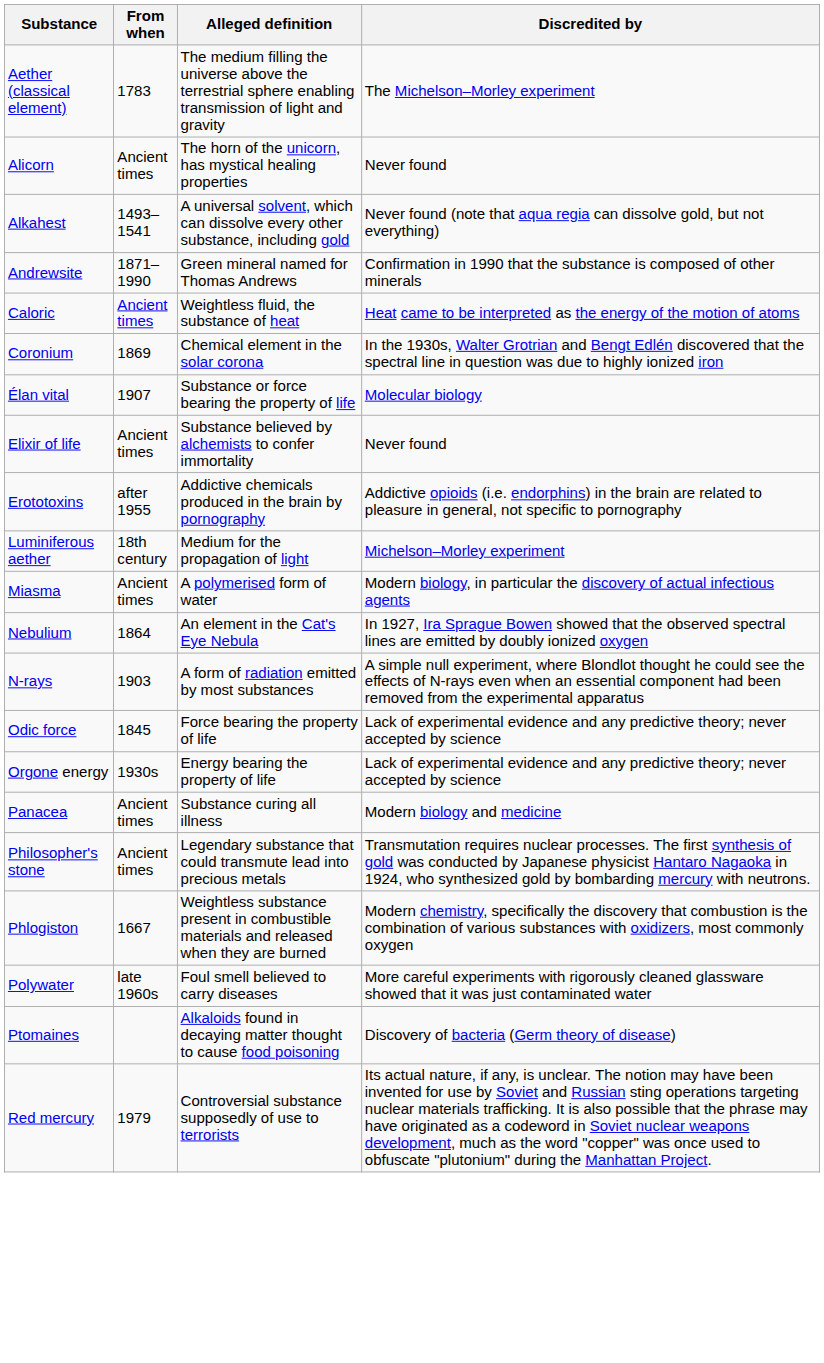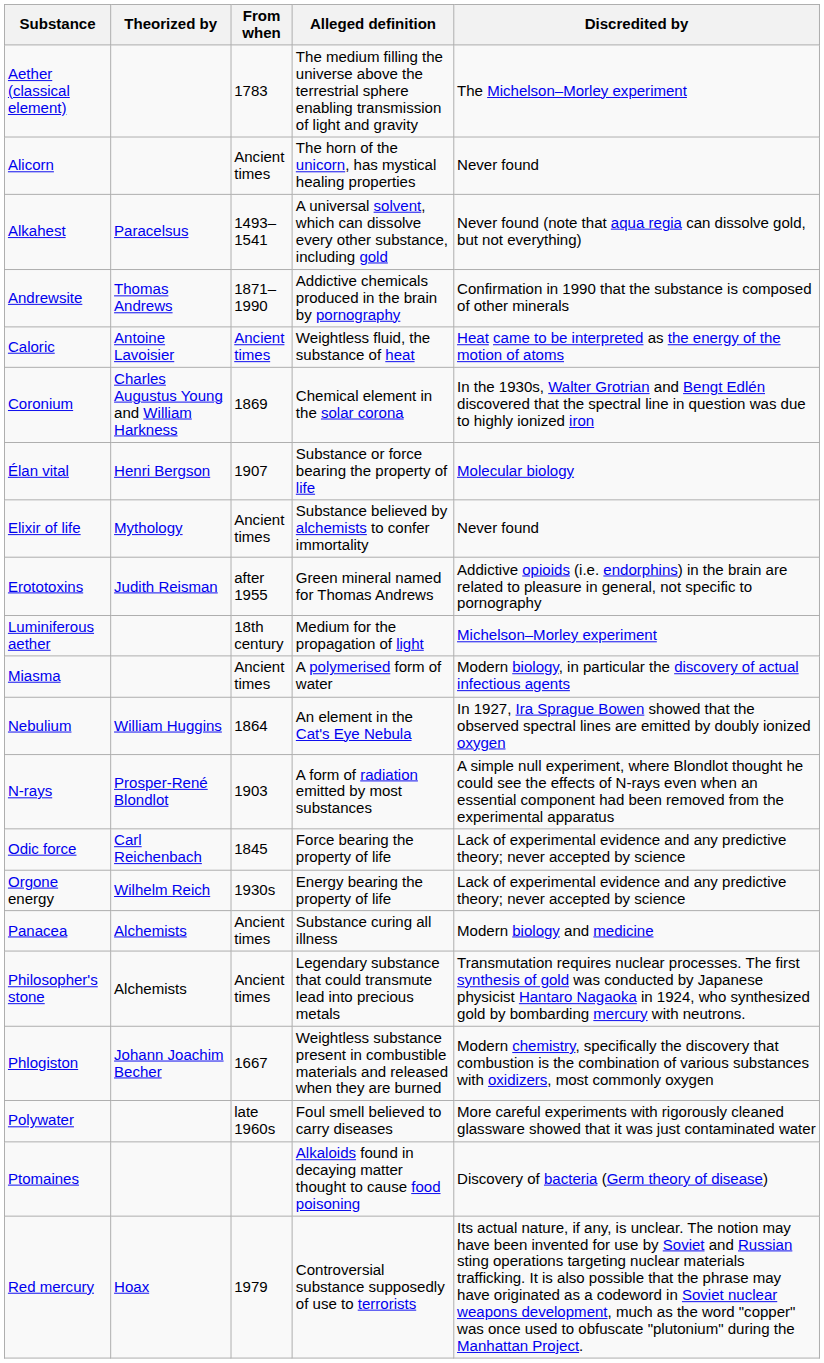+ column: (171, 24)
(264, 272) Green mineral named for Thomas Andrews -> (366, 297) Addictive chemicals produced in the brain by pornography
(261, 501) Addictive chemicals produced in the brain by pornography -> (369, 586) Green mineral named for Thomas Andrews
